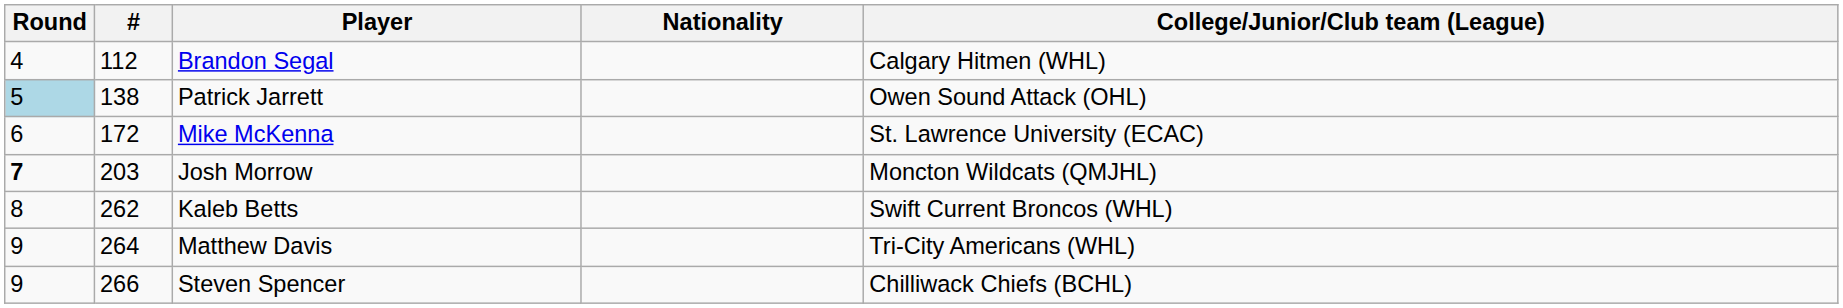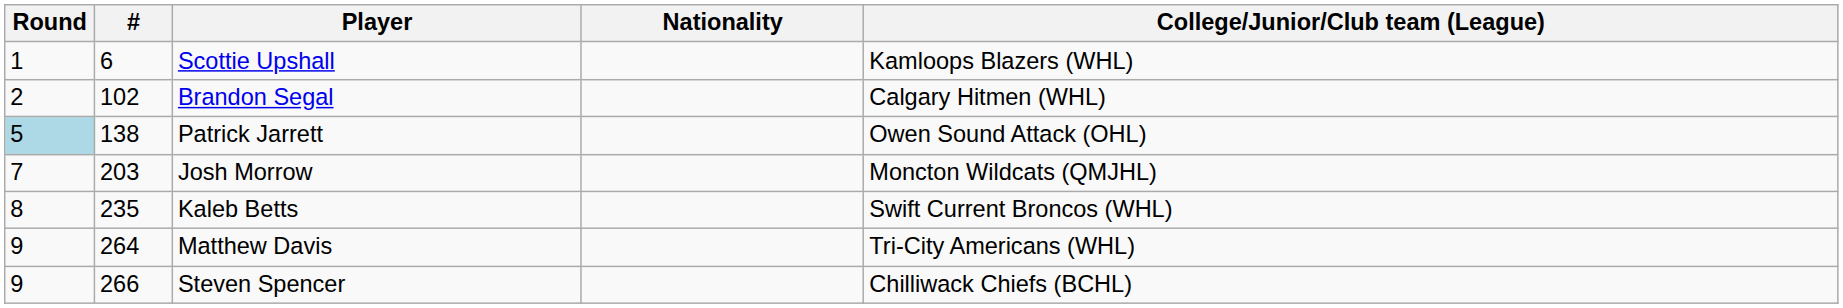+ row: (256, 60)
(17, 60) 4 -> (17, 97) 2
(119, 60) 112 -> (120, 97) 102
- row: (256, 135)
(17, 172) bold -> (17, 172) normal
(120, 209) 262 -> (120, 209) 235
